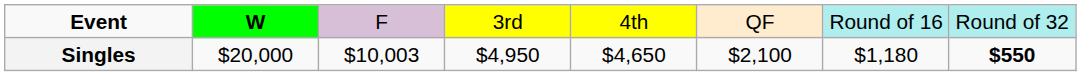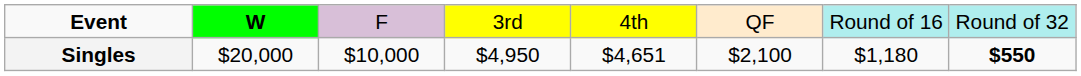(382, 54) $10,003 -> (382, 54) $10,000
(634, 54) $4,650 -> (634, 54) $4,651
